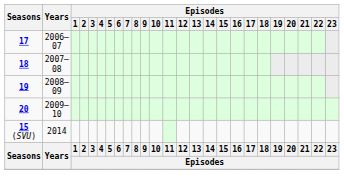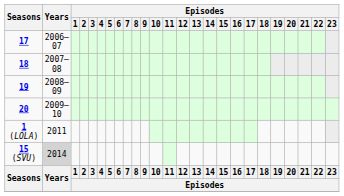+ row: (24, 132)
(57, 132) no background -> (57, 154) lightgrey background
